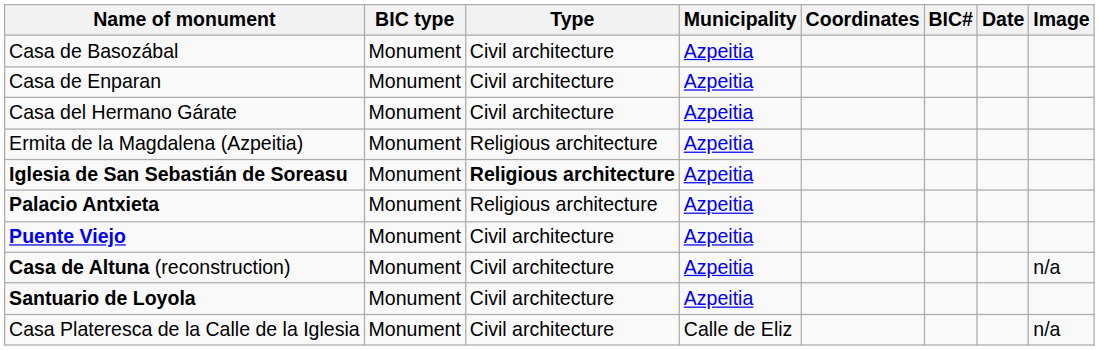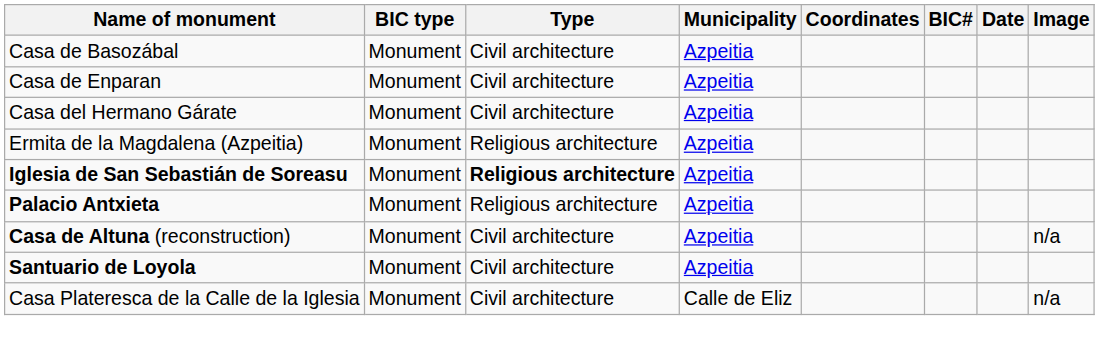- row: (68, 236)
